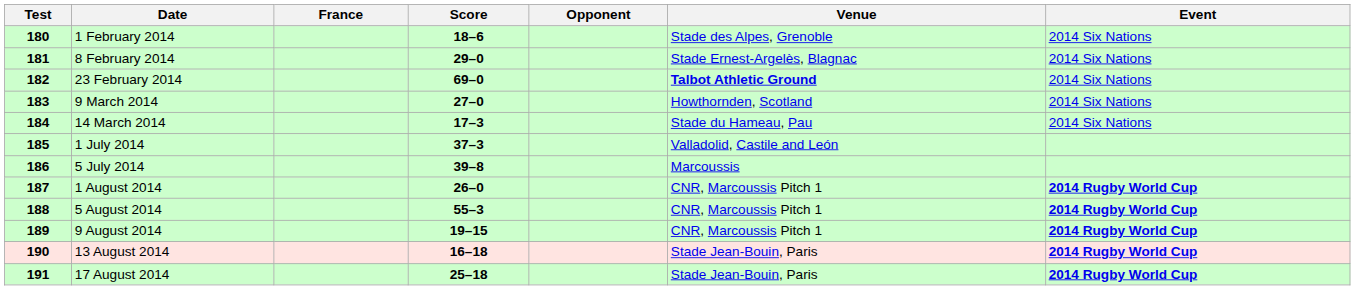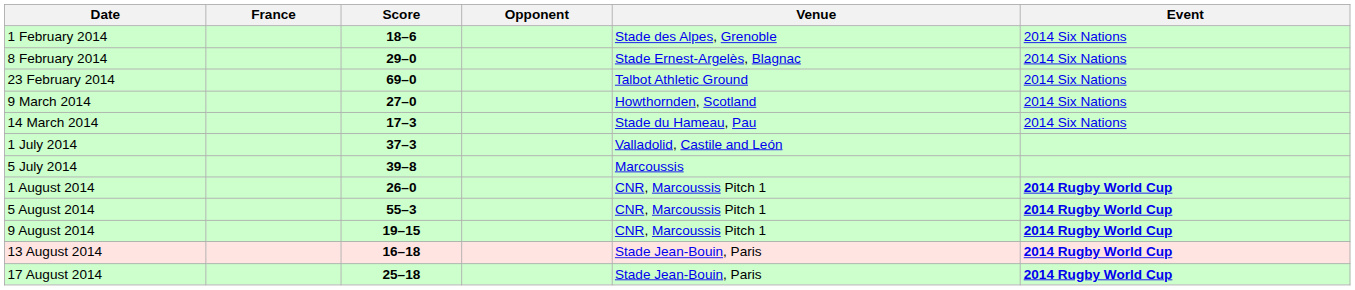- column: (38, 15)
(744, 79) bold -> (681, 79) normal
